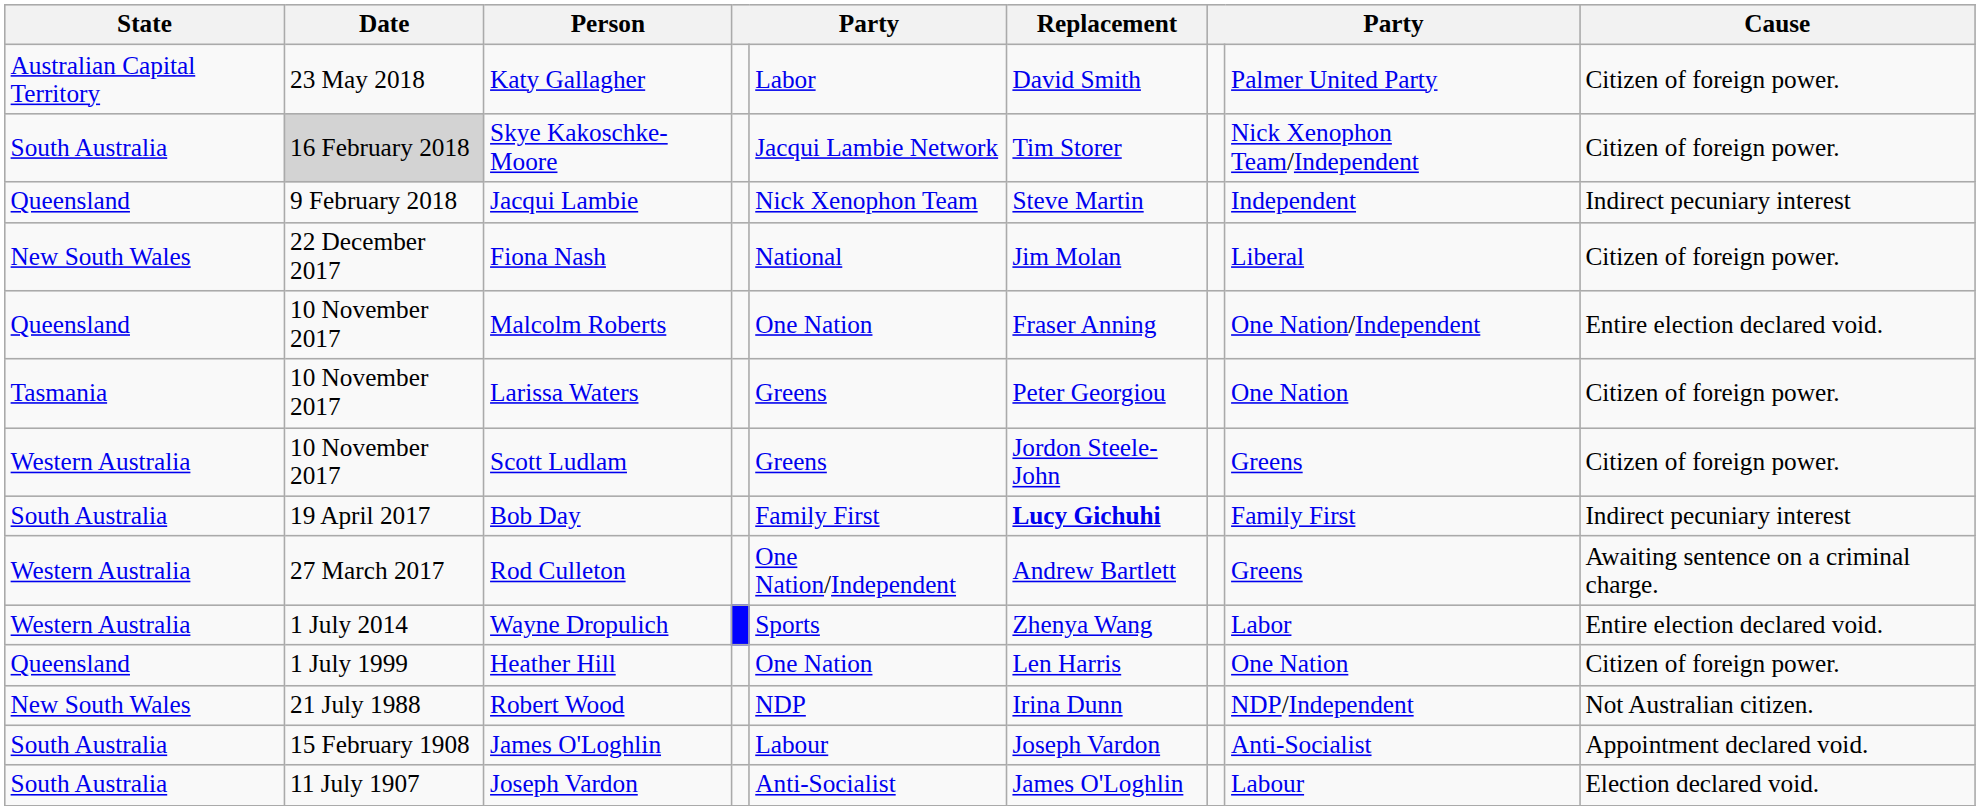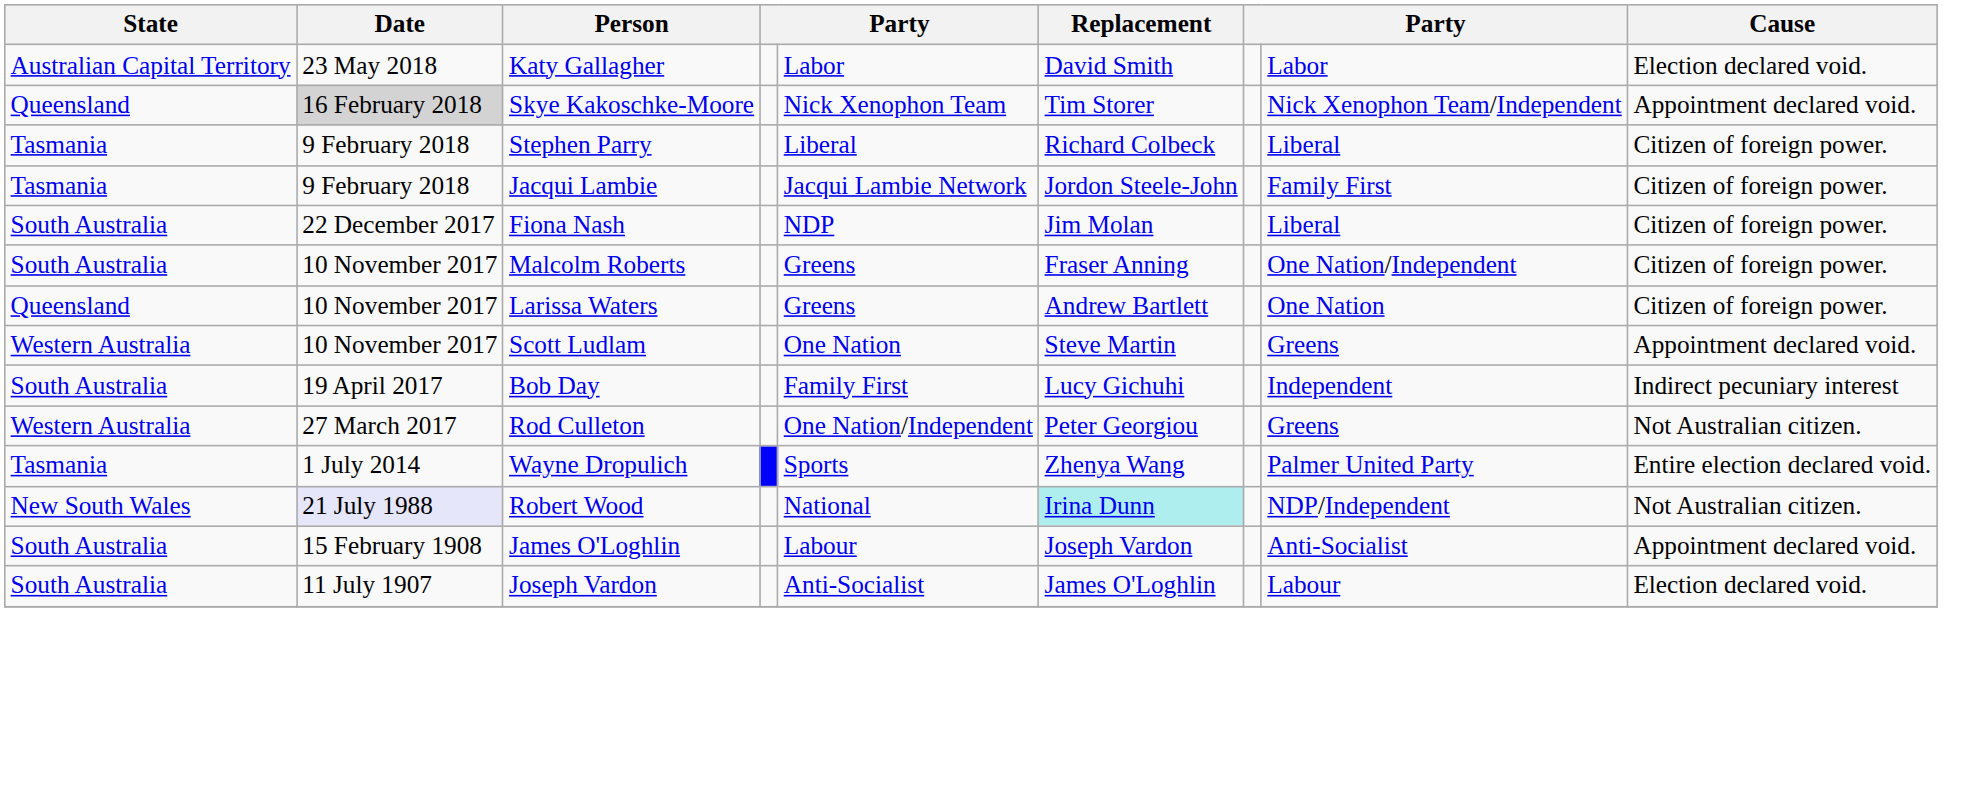(1334, 78) Palmer United Party -> (1297, 64) Labor
(1712, 78) Citizen of foreign power. -> (1750, 64) Election declared void.
(89, 147) South Australia -> (70, 104) Queensland
(877, 147) Jacqui Lambie Network -> (895, 104) Nick Xenophon Team
(1712, 147) Citizen of foreign power. -> (1775, 104) Appointment declared void.
+ row: (580, 144)
(70, 201) Queensland -> (59, 184) Tasmania
(866, 201) Nick Xenophon Team -> (905, 184) Jacqui Lambie Network
(1078, 201) Steve Martin -> (1141, 184) Jordon Steele-John
(1294, 201) Independent -> (1329, 184) Family First
(1718, 201) Indirect pecuniary interest -> (1760, 184) Citizen of foreign power.
(101, 256) New South Wales -> (89, 225) South Australia
(799, 256) National -> (809, 225) NDP
(70, 324) Queensland -> (89, 265) South Australia
(814, 324) One Nation -> (820, 265) Greens
(1734, 324) Entire election declared void. -> (1760, 265) Citizen of foreign power.
(59, 393) Tasmania -> (70, 305) Queensland
(1089, 393) Peter Georgiou -> (1126, 305) Andrew Bartlett
(791, 461) Greens -> (842, 345) One Nation
(1085, 461) Jordon Steele-John -> (1110, 345) Steve Martin
(1712, 461) Citizen of foreign power. -> (1775, 345) Appointment declared void.
(1087, 515) bold -> (1114, 385) normal
(1293, 515) Family First -> (1330, 385) Independent
(1094, 570) Andrew Bartlett -> (1121, 425) Peter Georgiou
(1748, 570) Awaiting sentence on a criminal charge. -> (1747, 425) Not Australian citizen.
(101, 624) Western Australia -> (59, 465) Tasmania
(1261, 624) Labor -> (1371, 465) Palmer United Party
- row: (553, 664)
(355, 704) no background -> (368, 505) lavender background
(781, 704) NDP -> (827, 505) National
(1068, 704) no background -> (1100, 505) paleturquoise background
